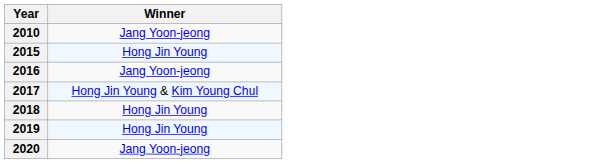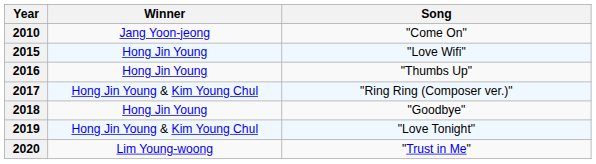+ column: (436, 14)
(165, 71) Jang Yoon-jeong -> (165, 71) Hong Jin Young
(165, 129) Hong Jin Young -> (165, 129) Hong Jin Young & Kim Young Chul
(165, 149) Jang Yoon-jeong -> (165, 149) Lim Young-woong
